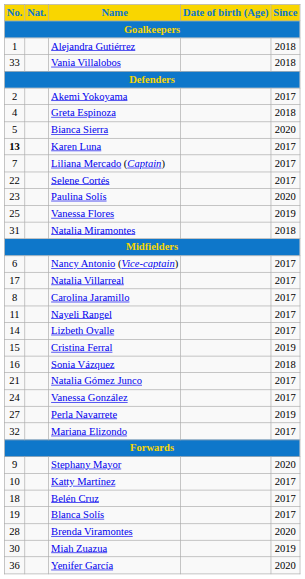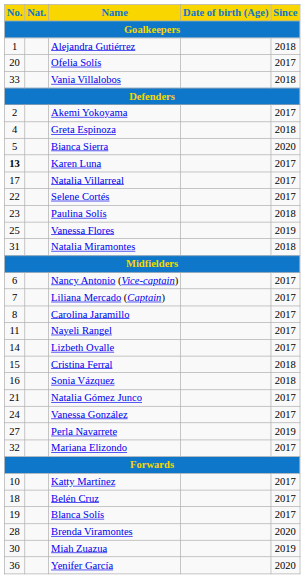+ row: (76, 63)
rows swapped: (88, 280) <-> (108, 163)
(285, 197) 2020 -> (285, 213) 2018
(285, 347) 2019 -> (285, 364) 2018
- row: (86, 465)
